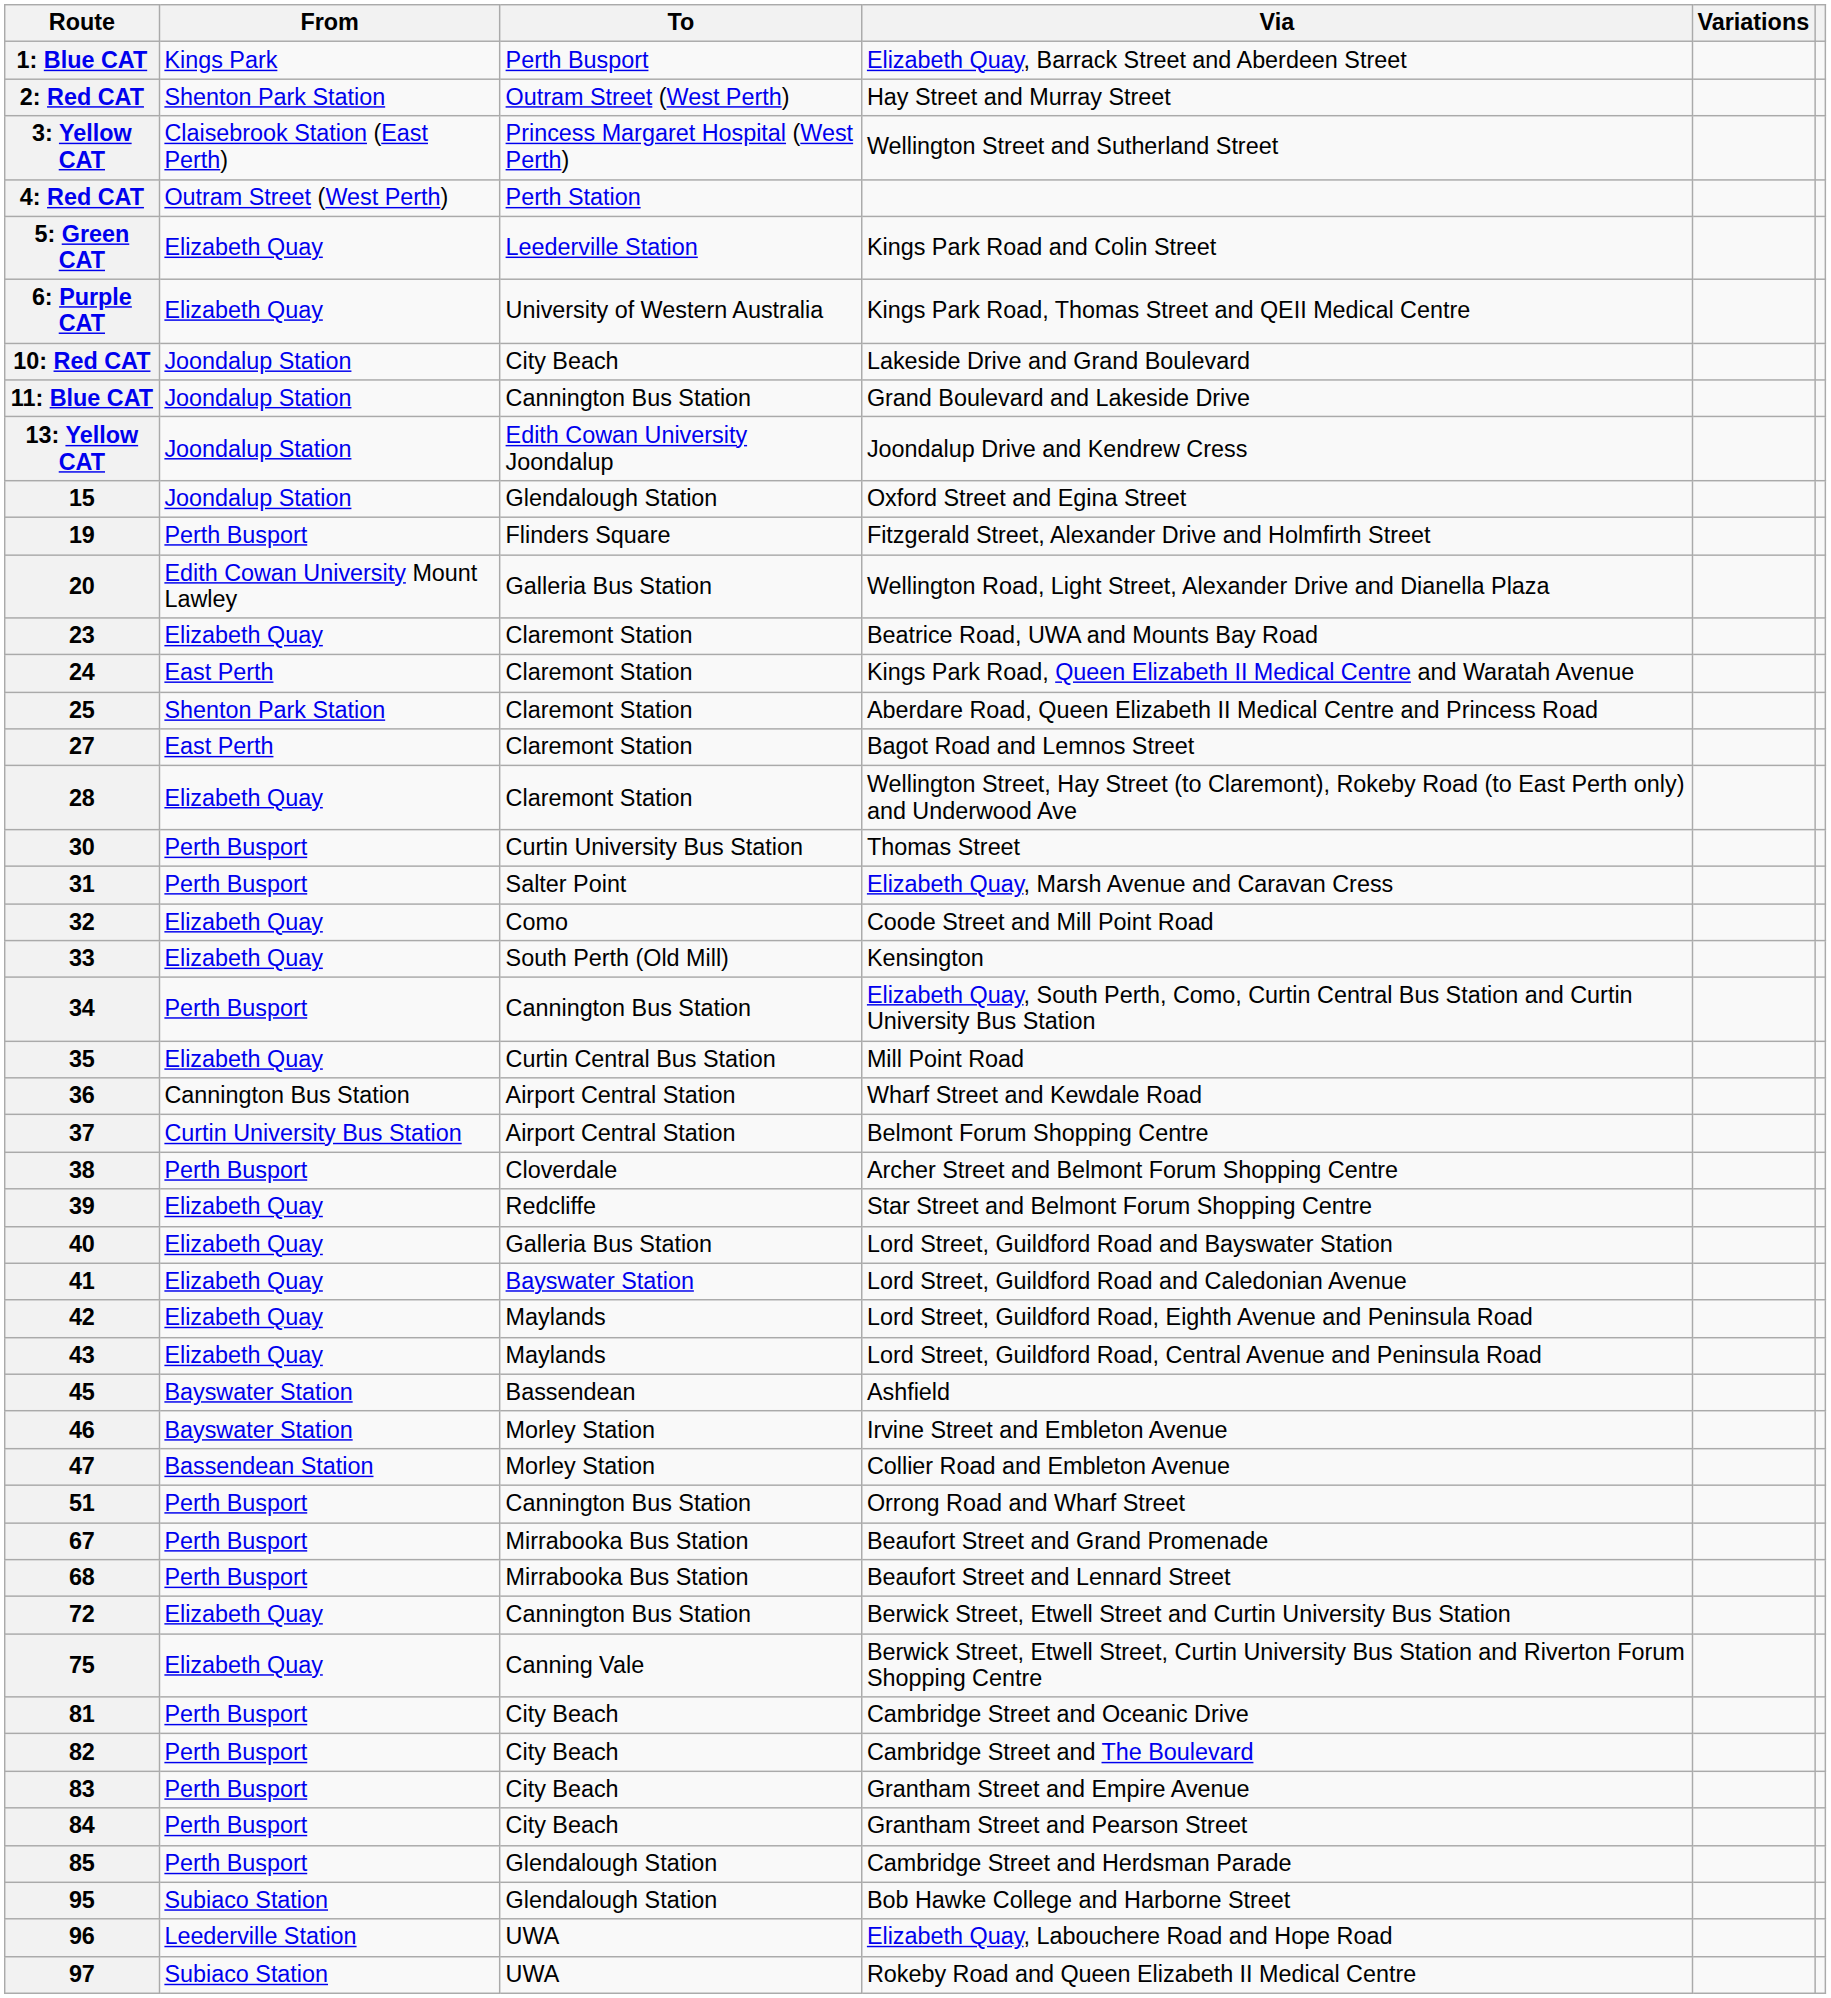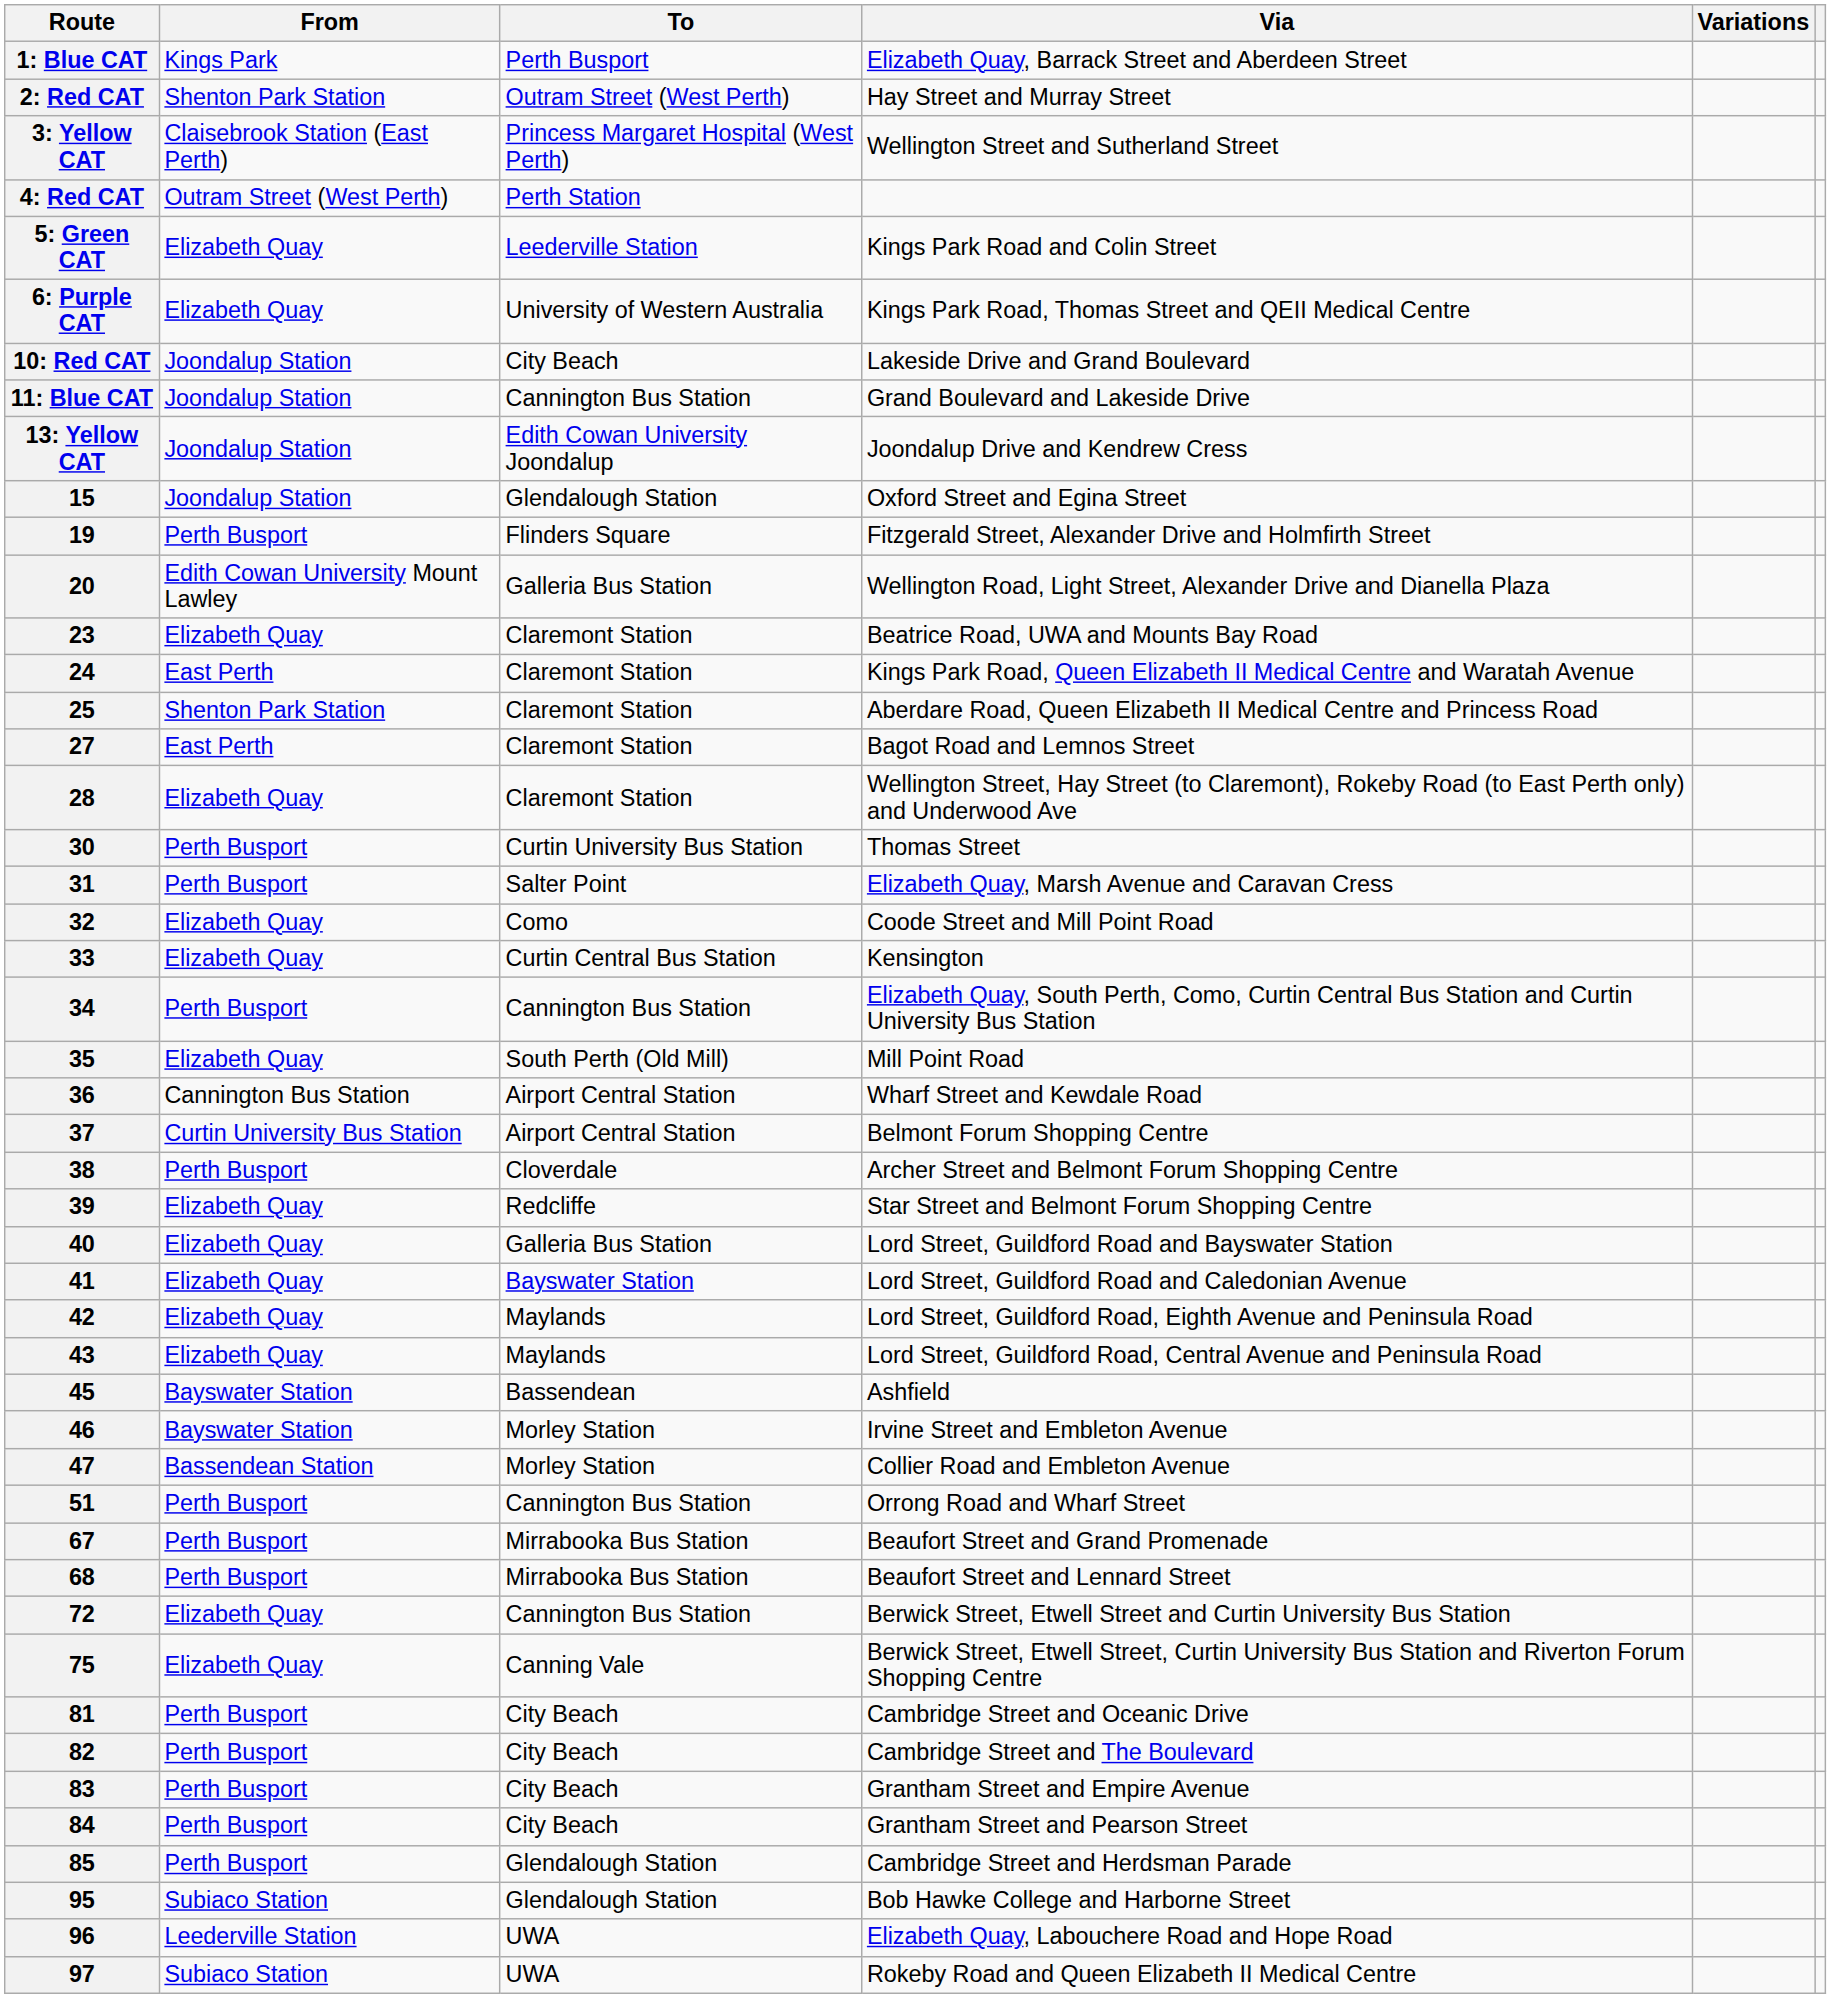(617, 958) South Perth (Old Mill) -> (641, 958) Curtin Central Bus Station
(641, 1059) Curtin Central Bus Station -> (617, 1059) South Perth (Old Mill)
